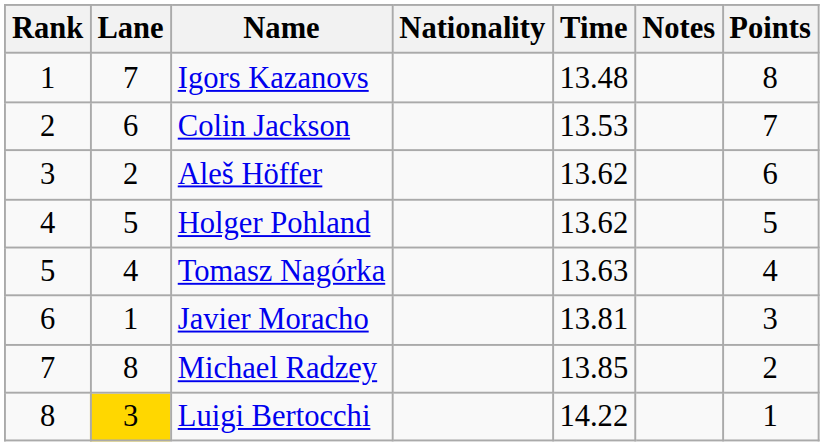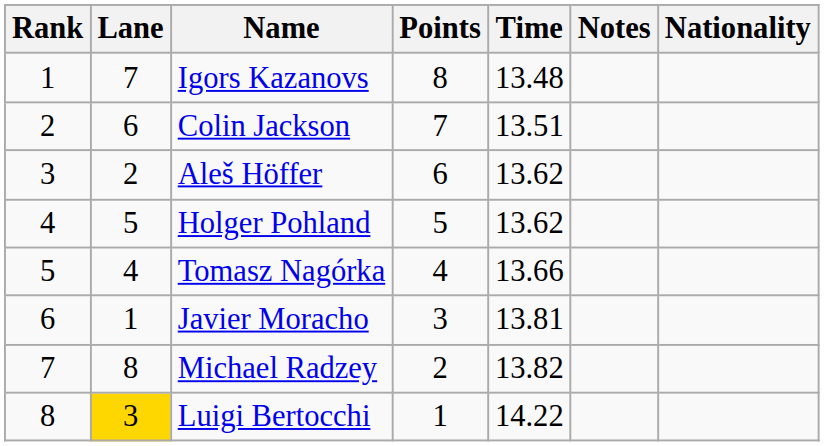columns swapped: (472, 28) <-> (770, 28)
(594, 125) 13.53 -> (529, 125) 13.51
(594, 271) 13.63 -> (529, 271) 13.66
(594, 367) 13.85 -> (529, 367) 13.82
